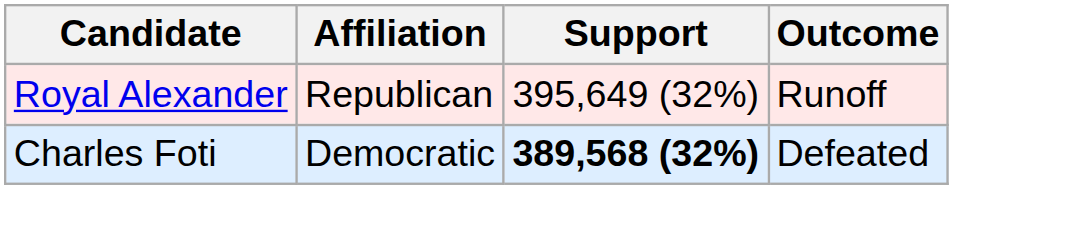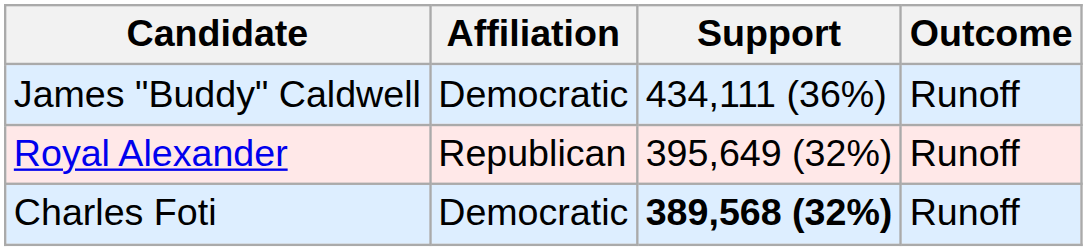+ row: (217, 93)
(853, 153) Defeated -> (965, 213) Runoff
